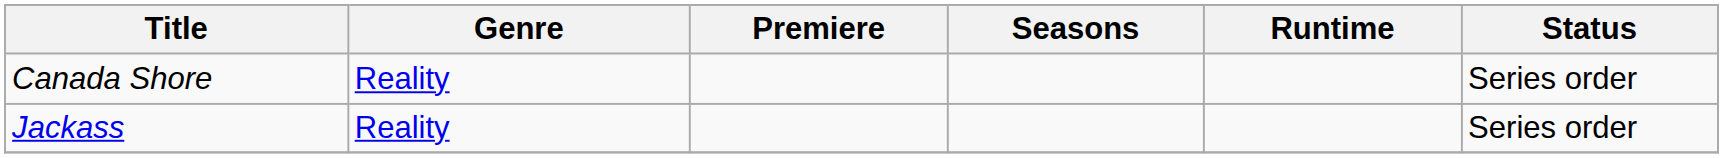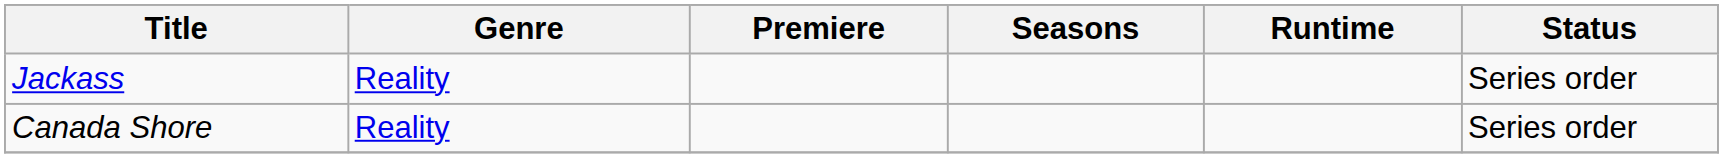rows swapped: (112, 78) <-> (68, 127)
